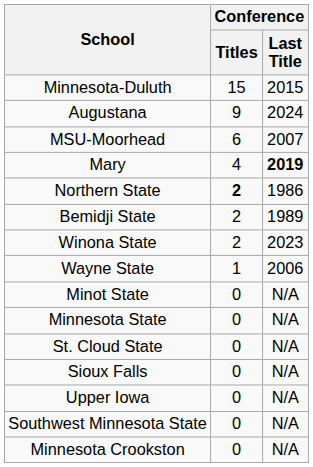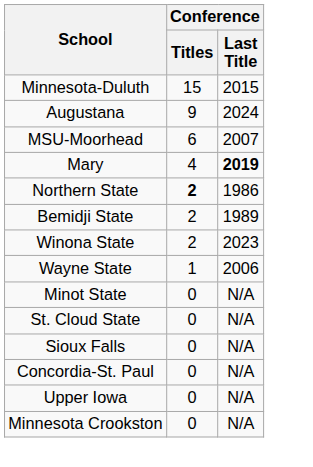- row: (108, 320)
+ row: (85, 372)
- row: (108, 424)
